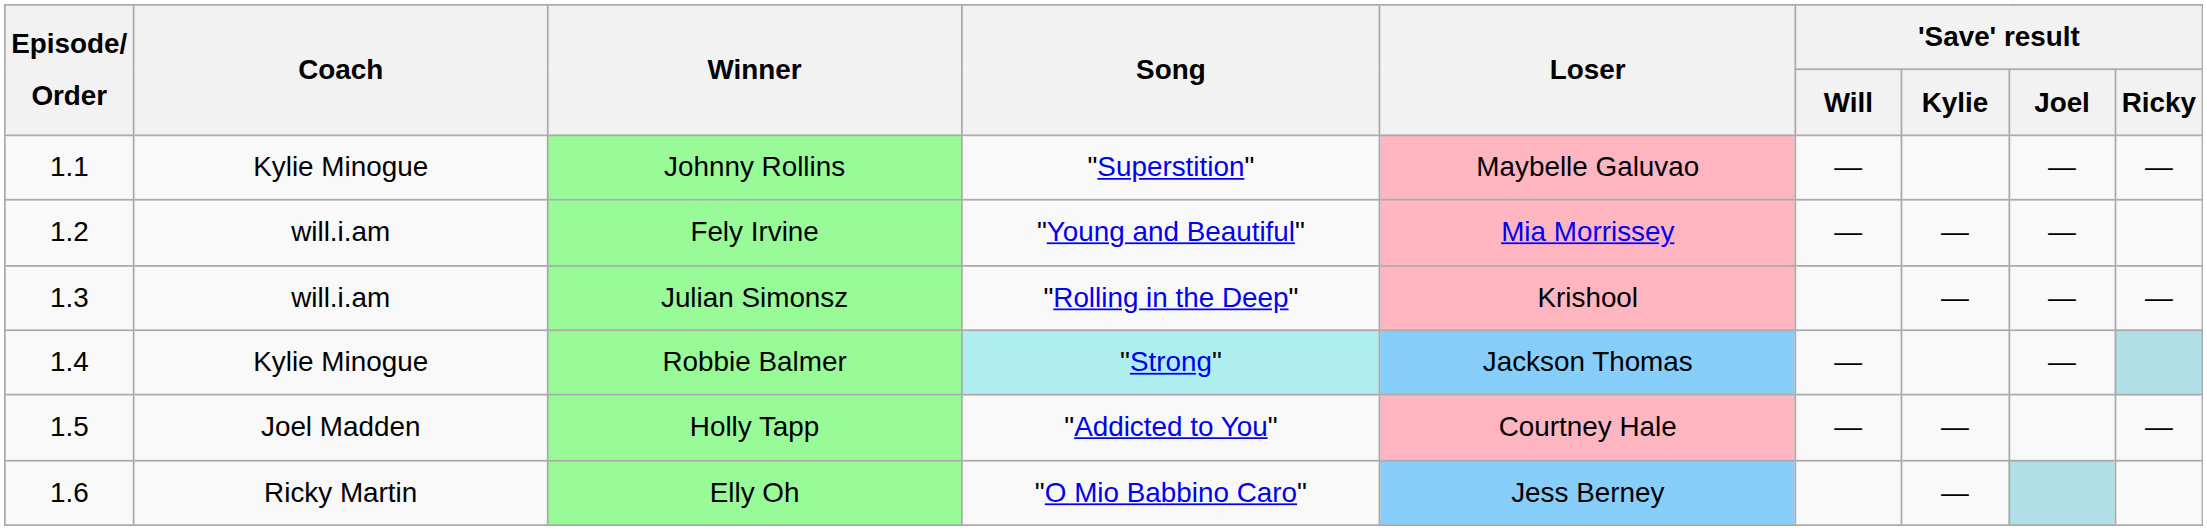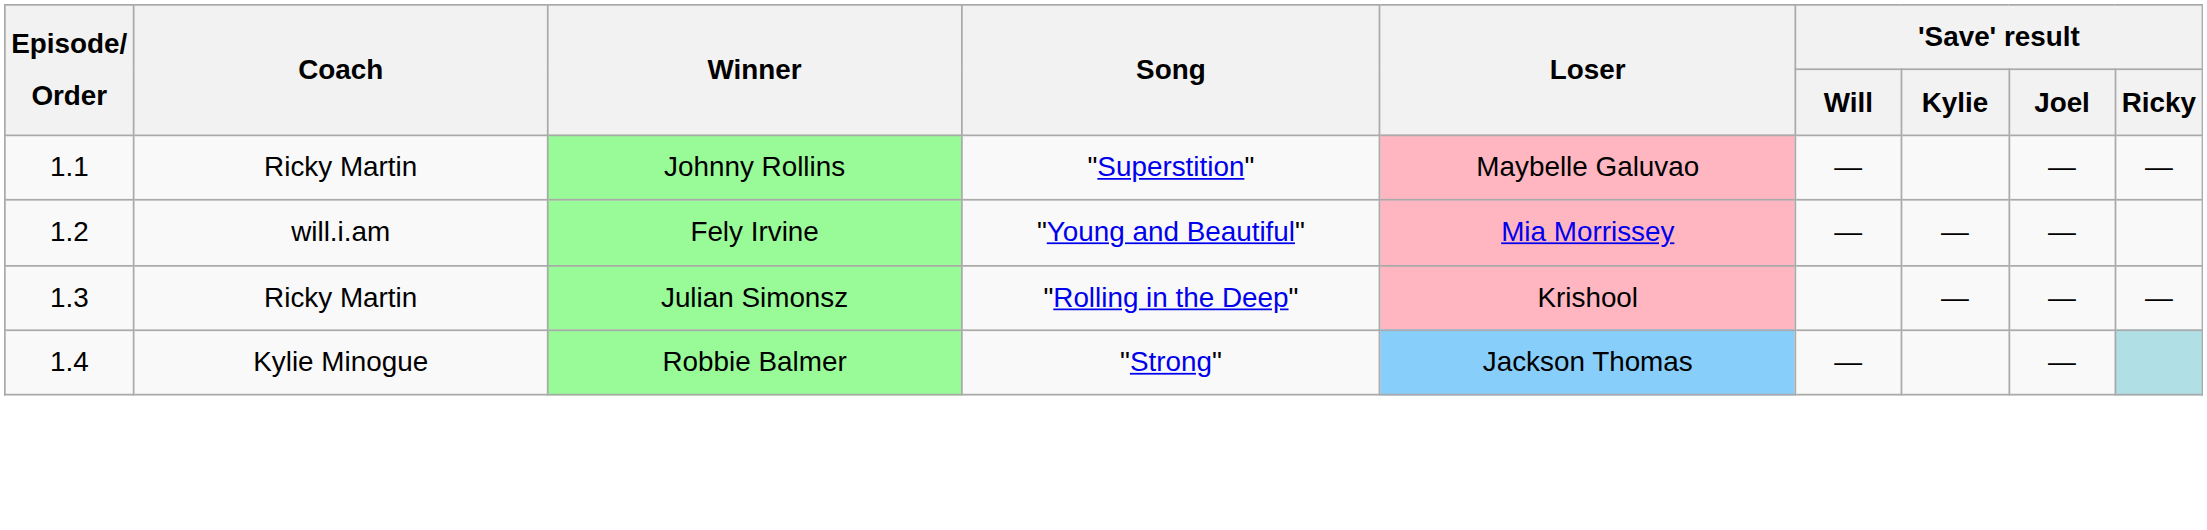(341, 167) Kylie Minogue -> (341, 167) Ricky Martin
(341, 297) will.i.am -> (341, 297) Ricky Martin
(1171, 362) paleturquoise background -> (1171, 362) no background
- row: (755, 427)
- row: (755, 492)
